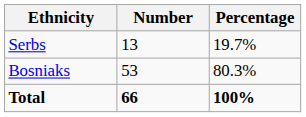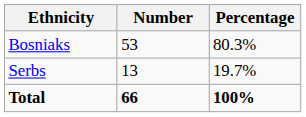rows swapped: (39, 71) <-> (27, 44)
